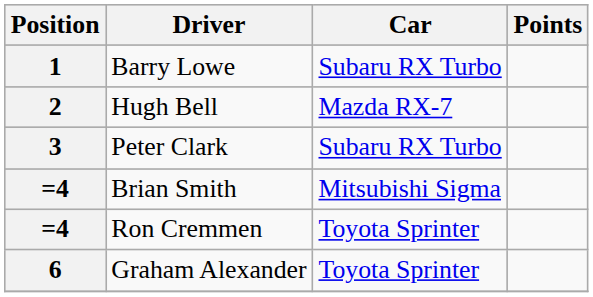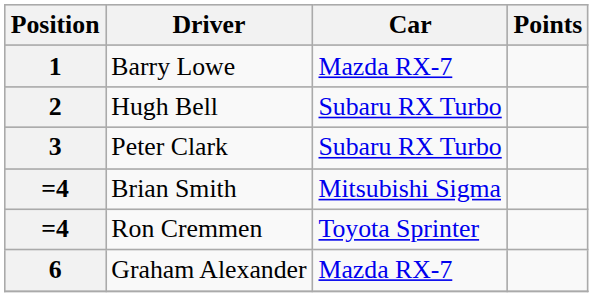(410, 65) Subaru RX Turbo -> (385, 65) Mazda RX-7
(385, 106) Mazda RX-7 -> (410, 106) Subaru RX Turbo
(399, 270) Toyota Sprinter -> (385, 270) Mazda RX-7
